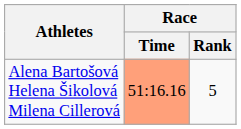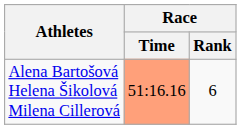(212, 91) 5 -> (212, 91) 6
